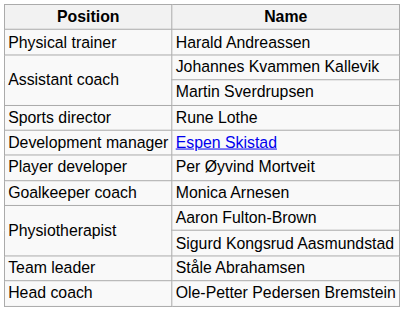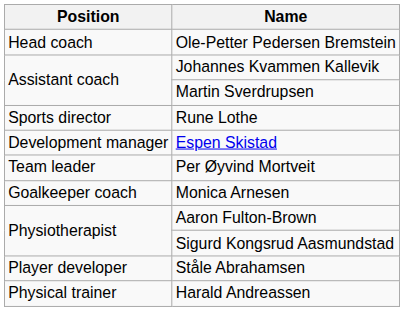rows swapped: (286, 293) <-> (243, 42)
(68, 167) Player developer -> (52, 167) Team leader
(52, 268) Team leader -> (68, 268) Player developer
